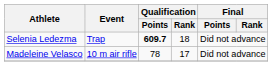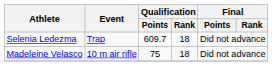(155, 40) bold -> (155, 40) normal
(155, 54) 78 -> (155, 54) 75
(185, 54) 17 -> (185, 54) 18
